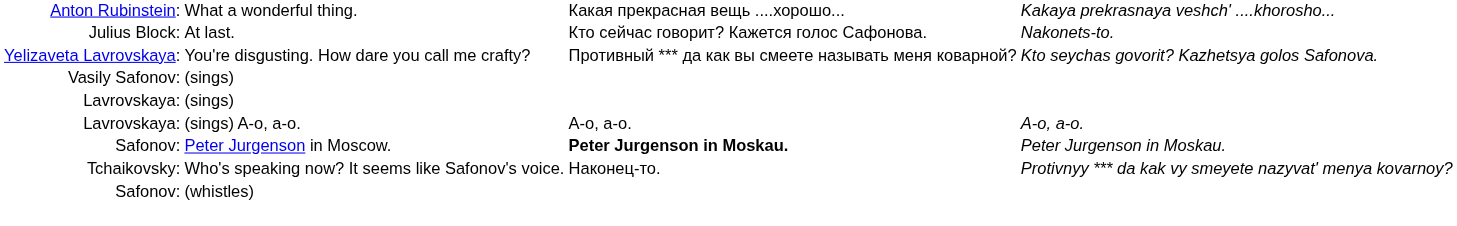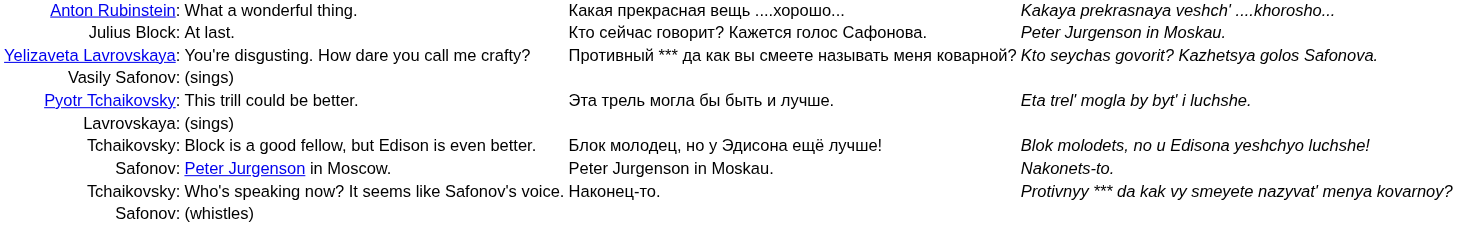(1068, 33) Nakonets-to. -> (1123, 33) Peter Jurgenson in Moskau.
+ row: (112, 100)
+ row: (134, 146)
- row: (132, 123)
(678, 146) bold -> (671, 168) normal
(1123, 146) Peter Jurgenson in Moskau. -> (1068, 168) Nakonets-to.
